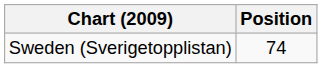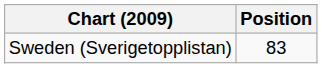(276, 47) 74 -> (276, 47) 83
